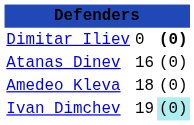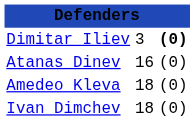(140, 39) 0 -> (140, 39) 3
(145, 108) 19 -> (145, 108) 18
(173, 108) paleturquoise background -> (173, 108) no background
